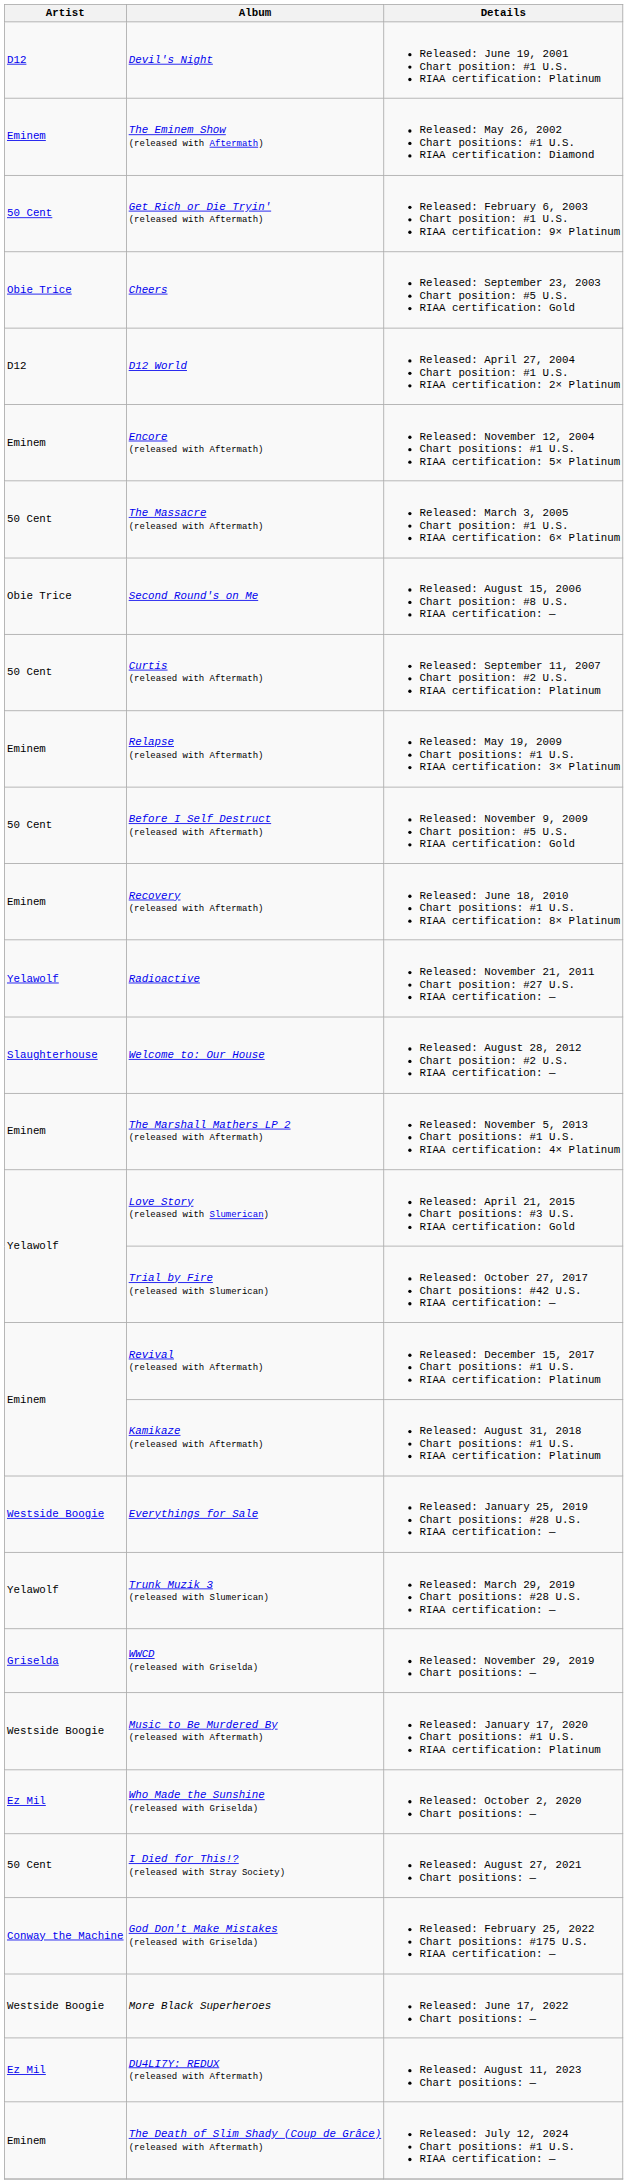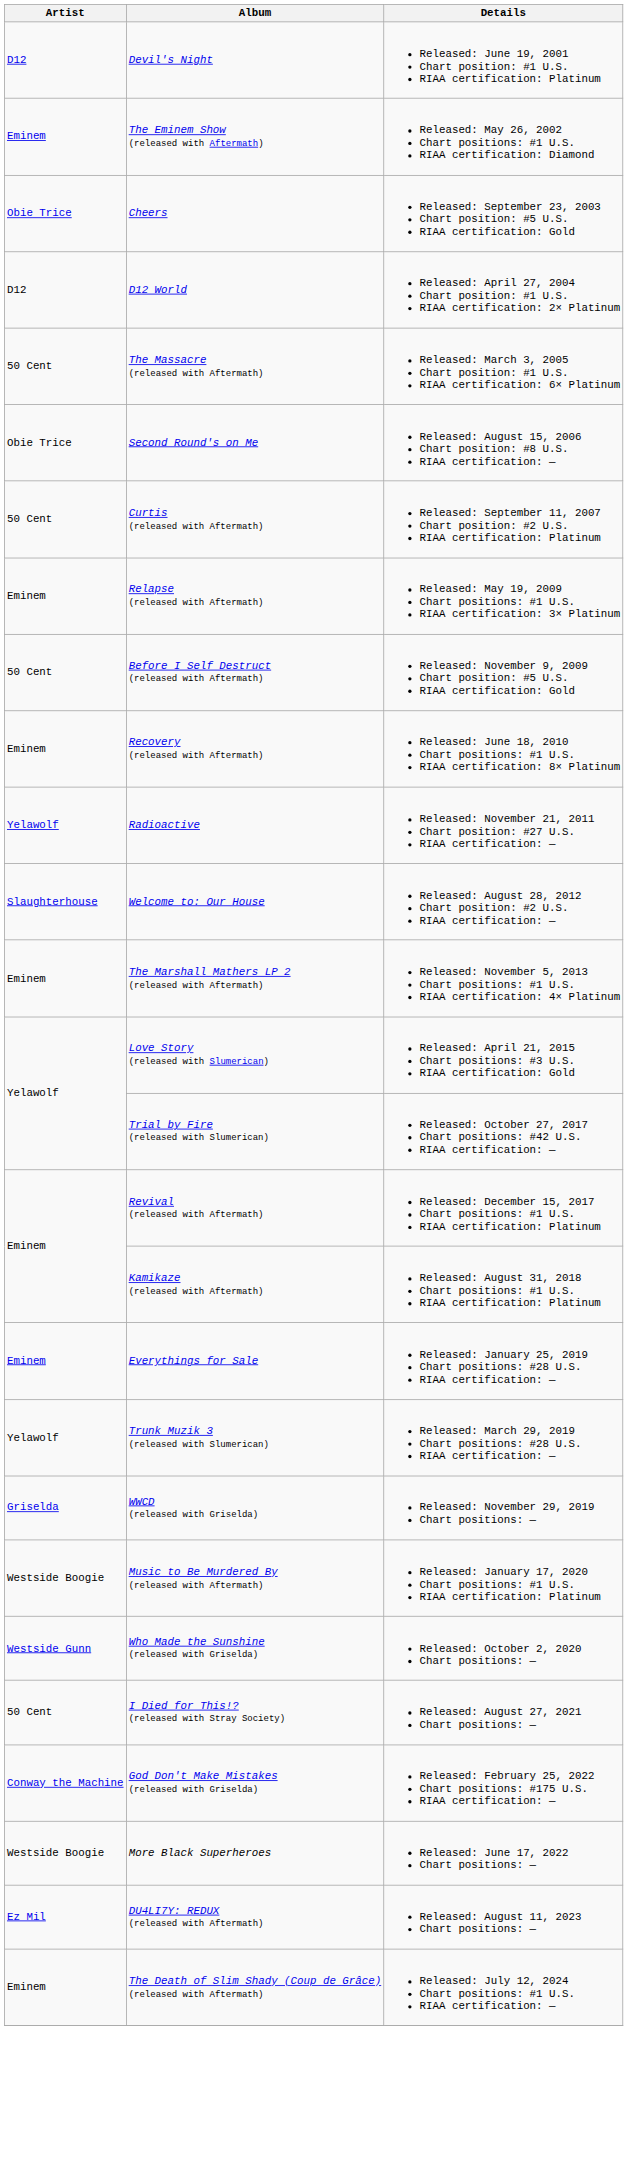- row: (200, 213)
- row: (196, 442)
(56, 1514) Westside Boogie -> (26, 1361) Eminem
(26, 1801) Ez Mil -> (49, 1648) Westside Gunn
